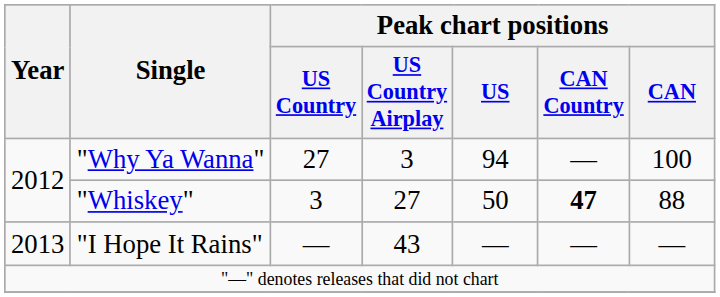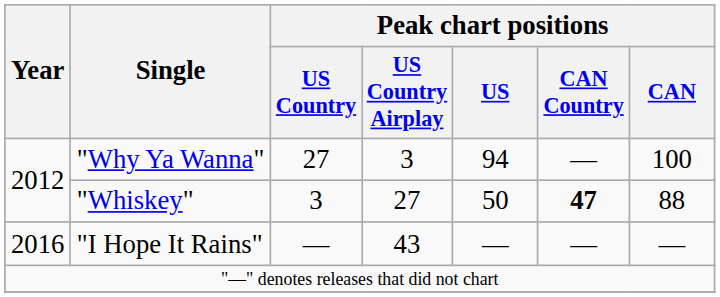(38, 243) 2013 -> (38, 243) 2016
